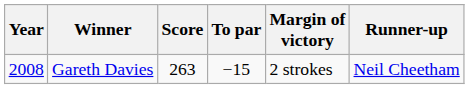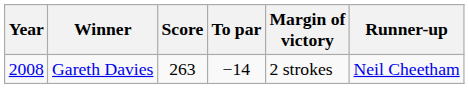(236, 69) −15 -> (236, 69) −14
